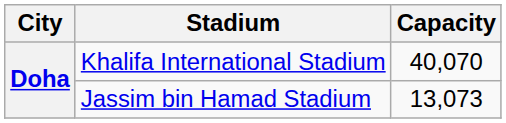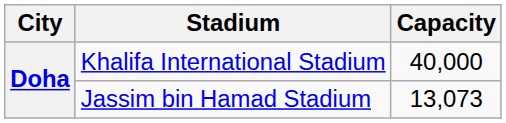(446, 61) 40,070 -> (446, 61) 40,000
